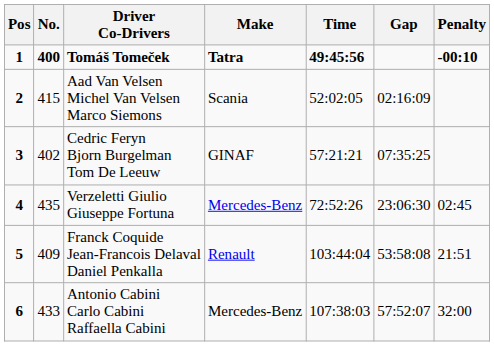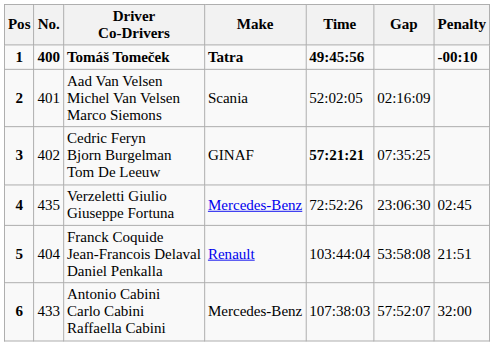(49, 97) 415 -> (49, 97) 401
(336, 155) normal -> (337, 155) bold
(49, 254) 409 -> (49, 254) 404
